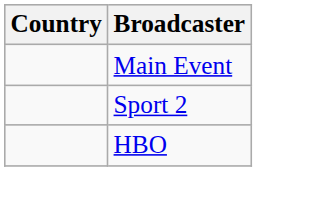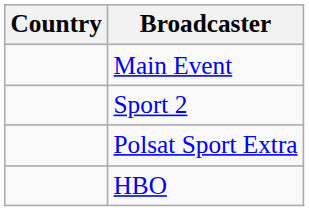+ row: (206, 144)
